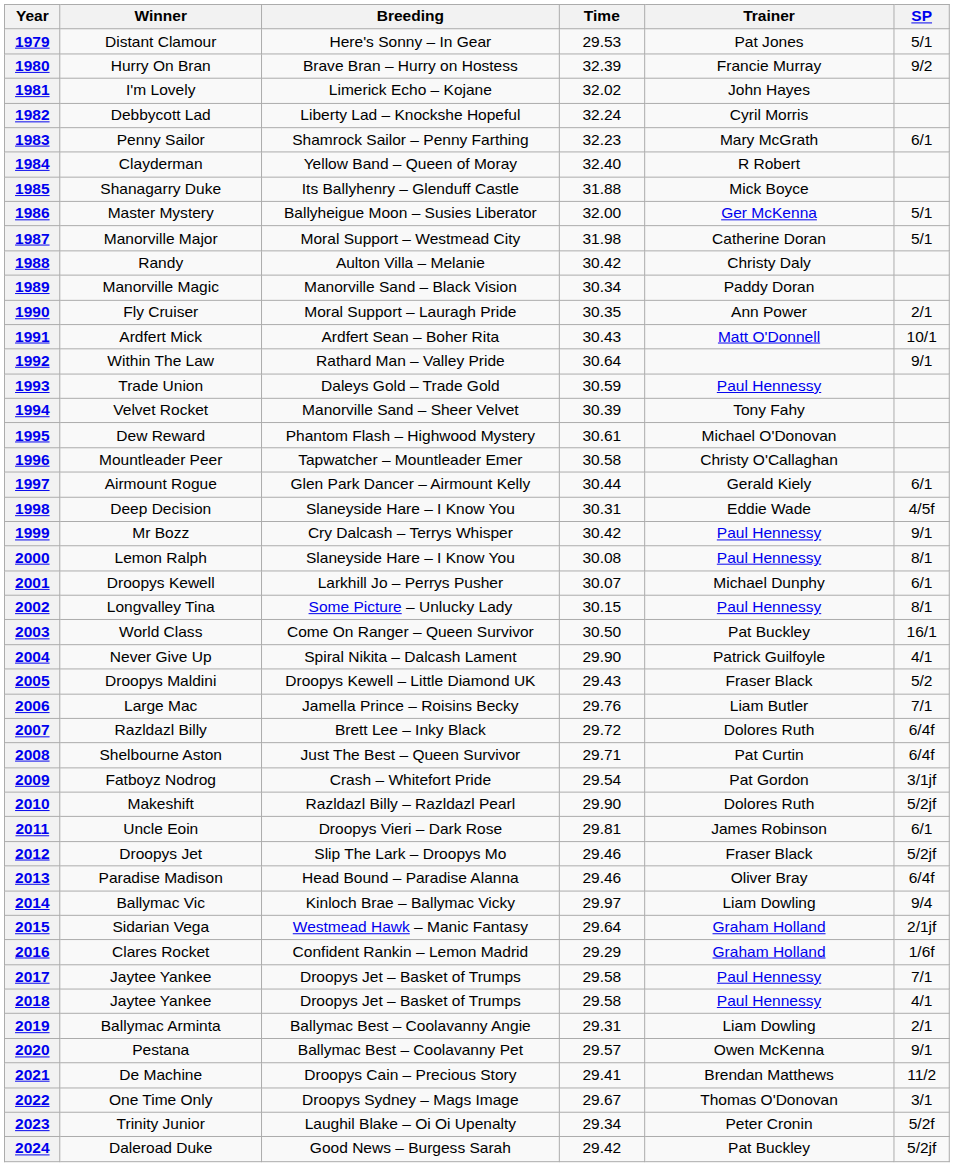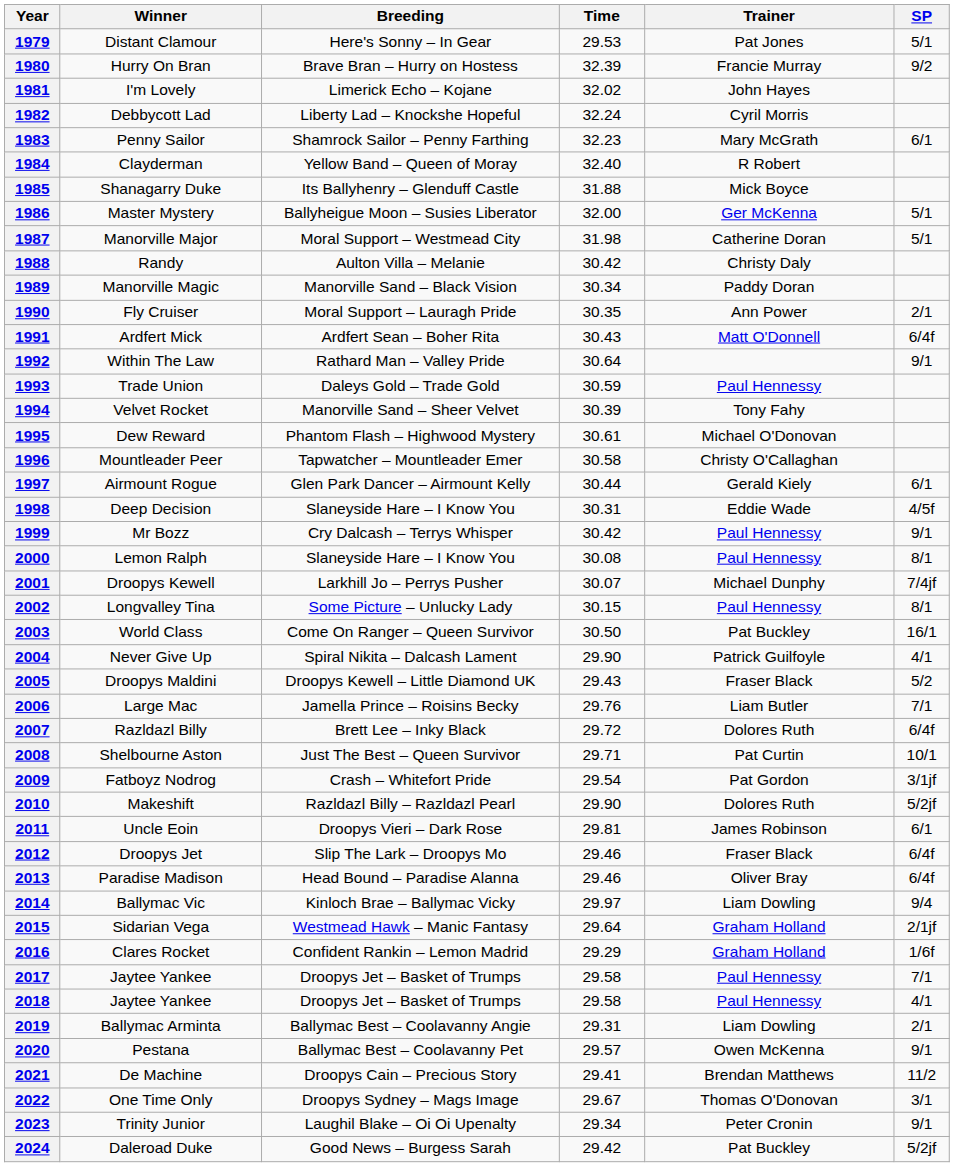(922, 336) 10/1 -> (922, 336) 6/4f
(922, 582) 6/1 -> (922, 582) 7/4jf
(922, 755) 6/4f -> (922, 755) 10/1
(922, 853) 5/2jf -> (922, 853) 6/4f
(922, 1124) 5/2f -> (922, 1124) 9/1
